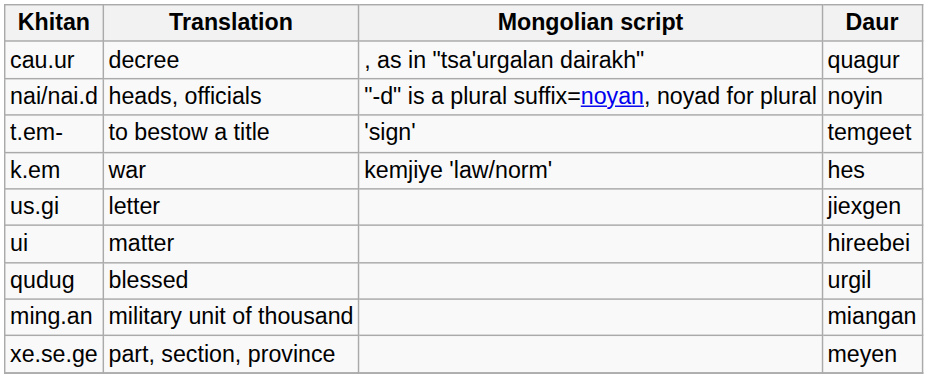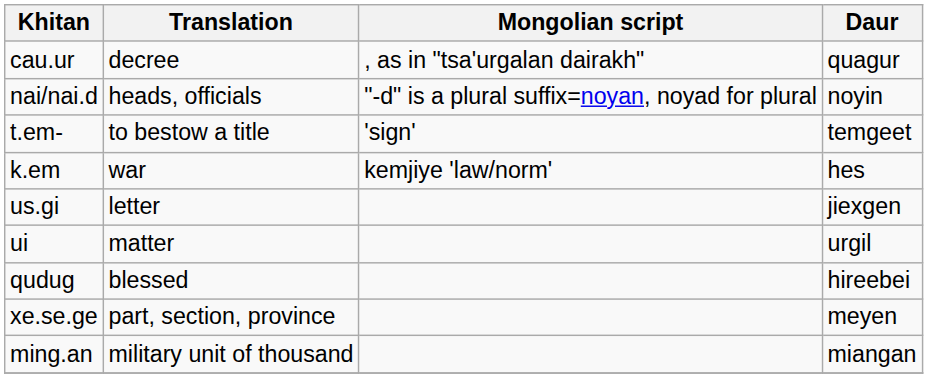(869, 243) hireebei -> (849, 243) urgil
(849, 280) urgil -> (869, 280) hireebei
rows swapped: (54, 354) <-> (51, 317)
